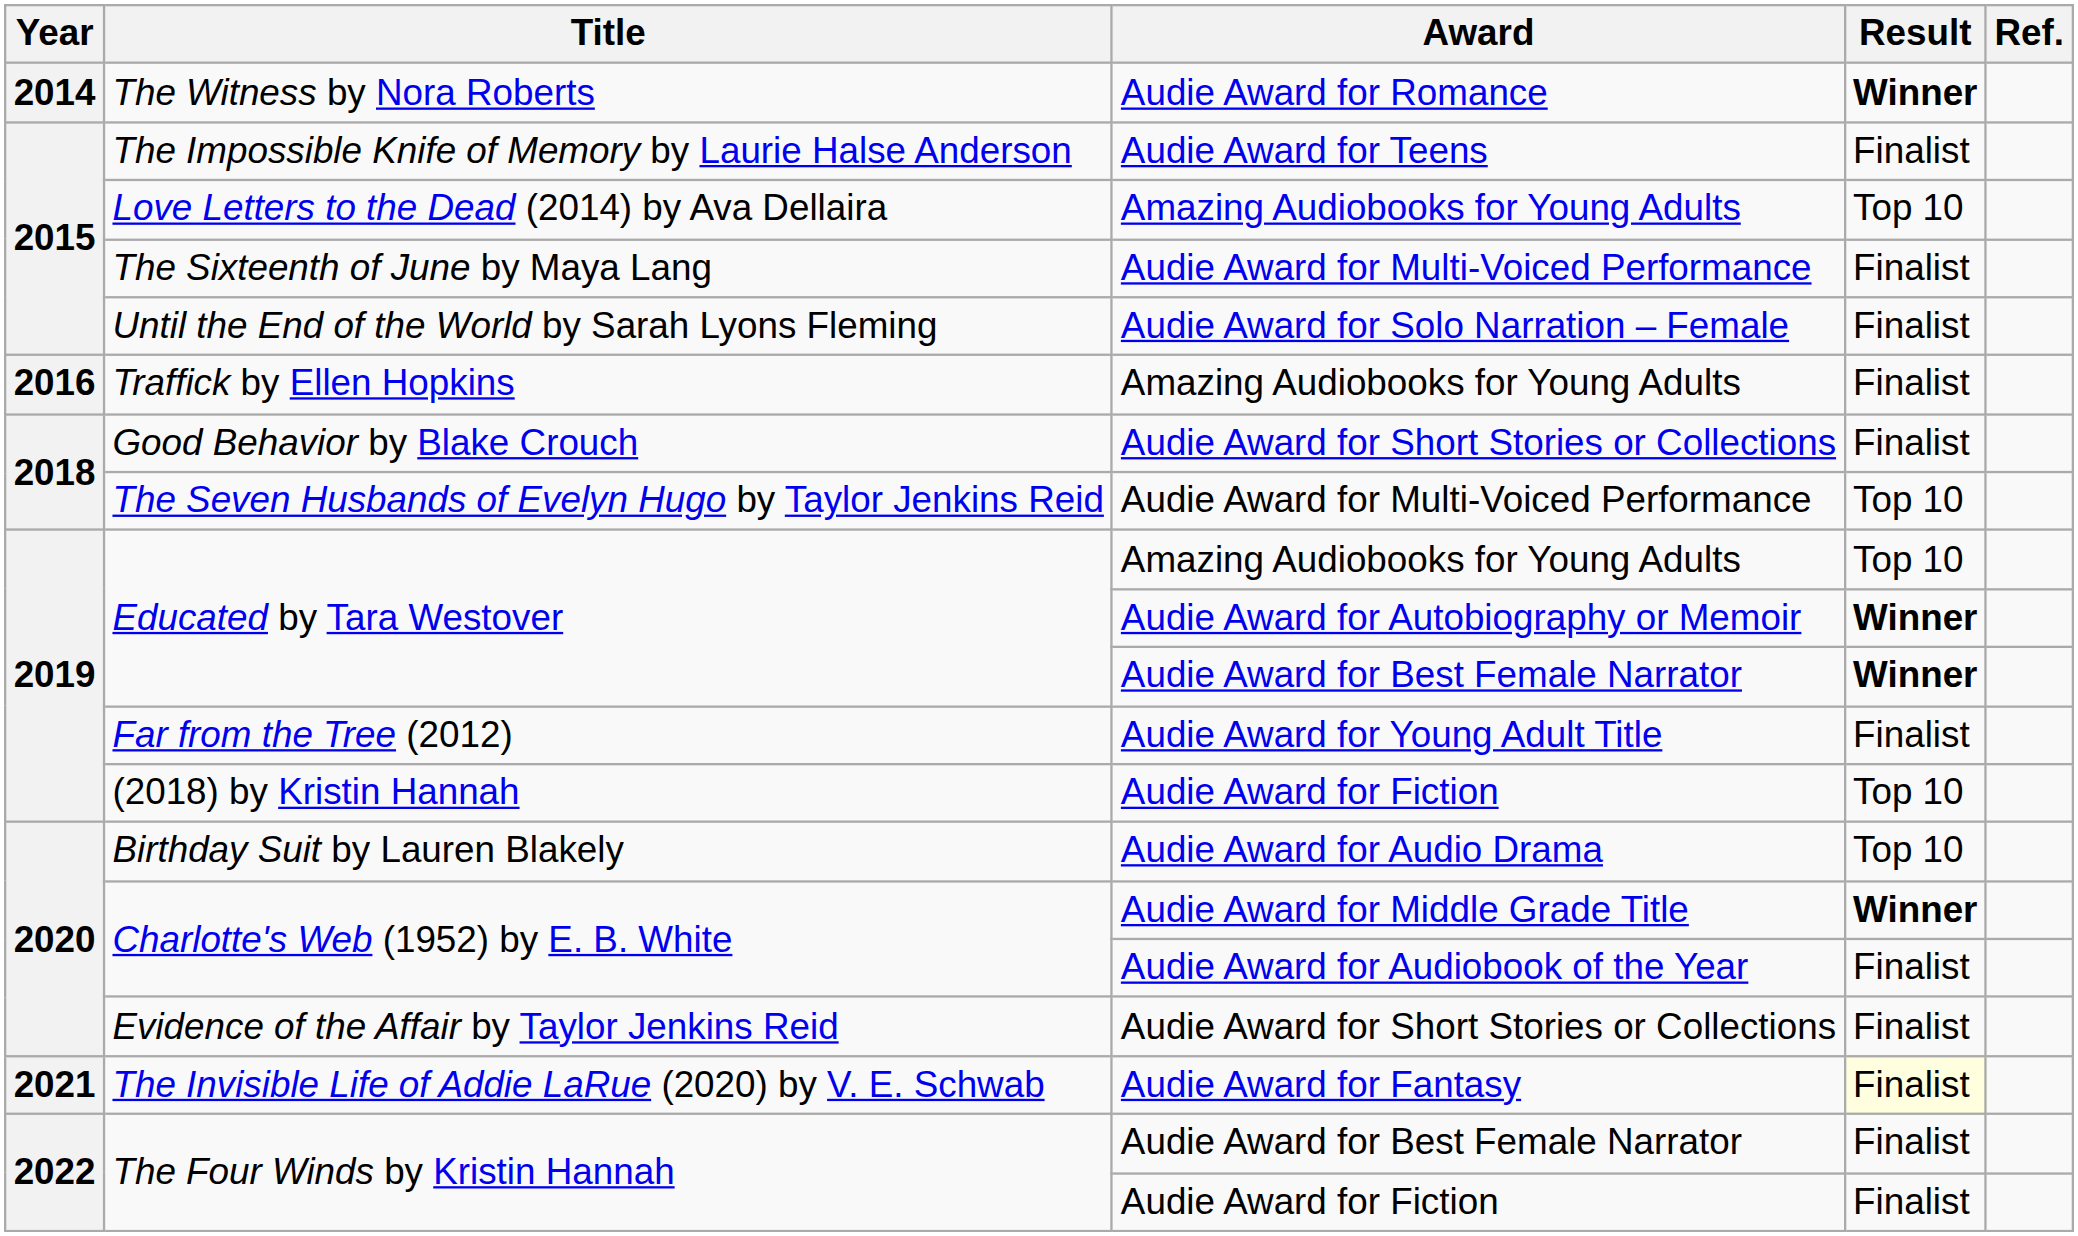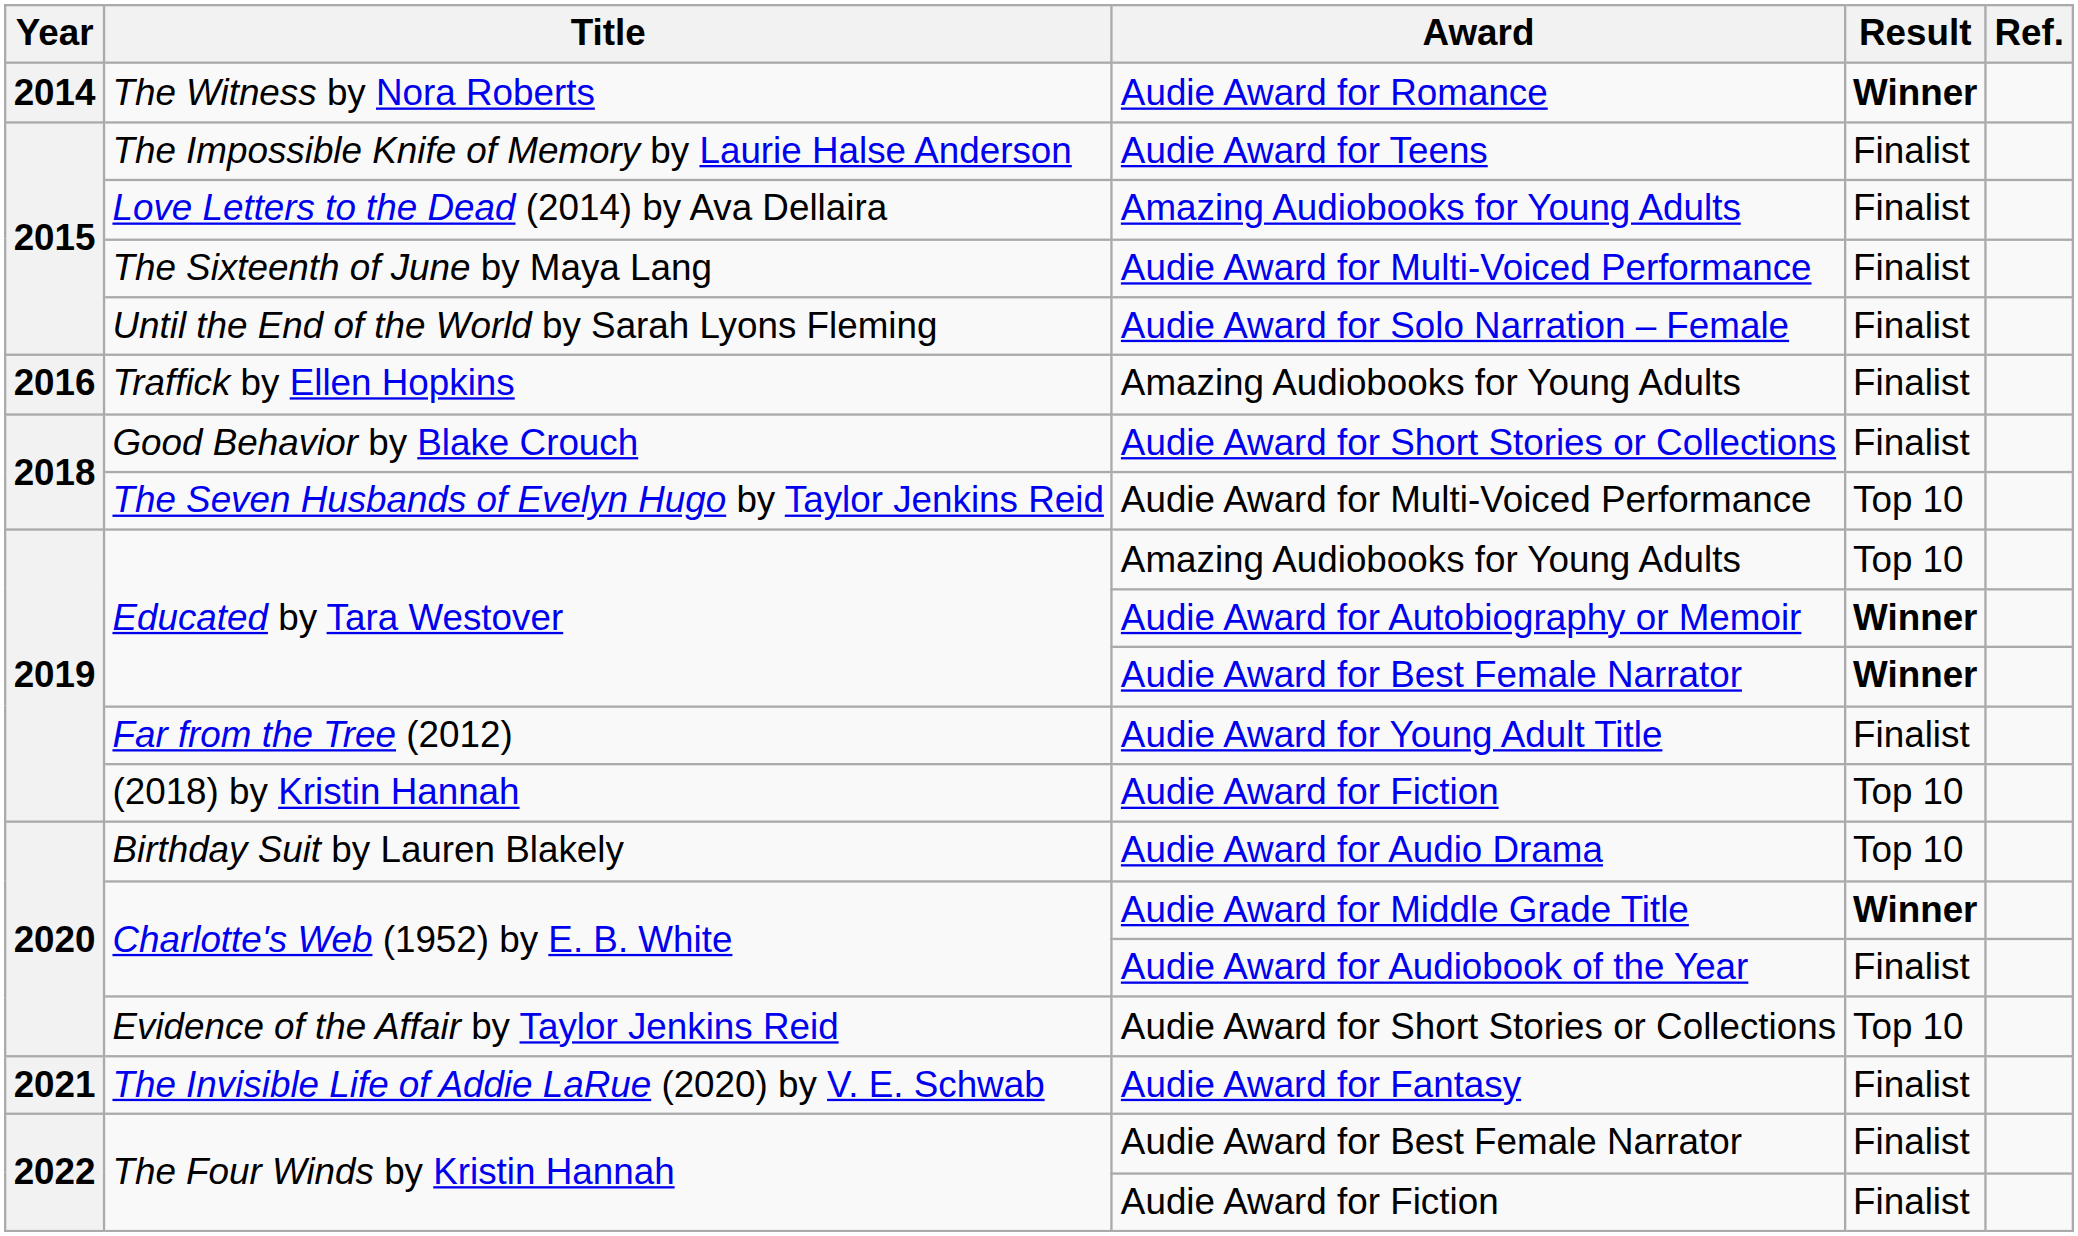(1908, 208) Top 10 -> (1911, 208) Finalist
(1911, 1025) Finalist -> (1908, 1025) Top 10
(1911, 1084) lightyellow background -> (1911, 1084) no background
